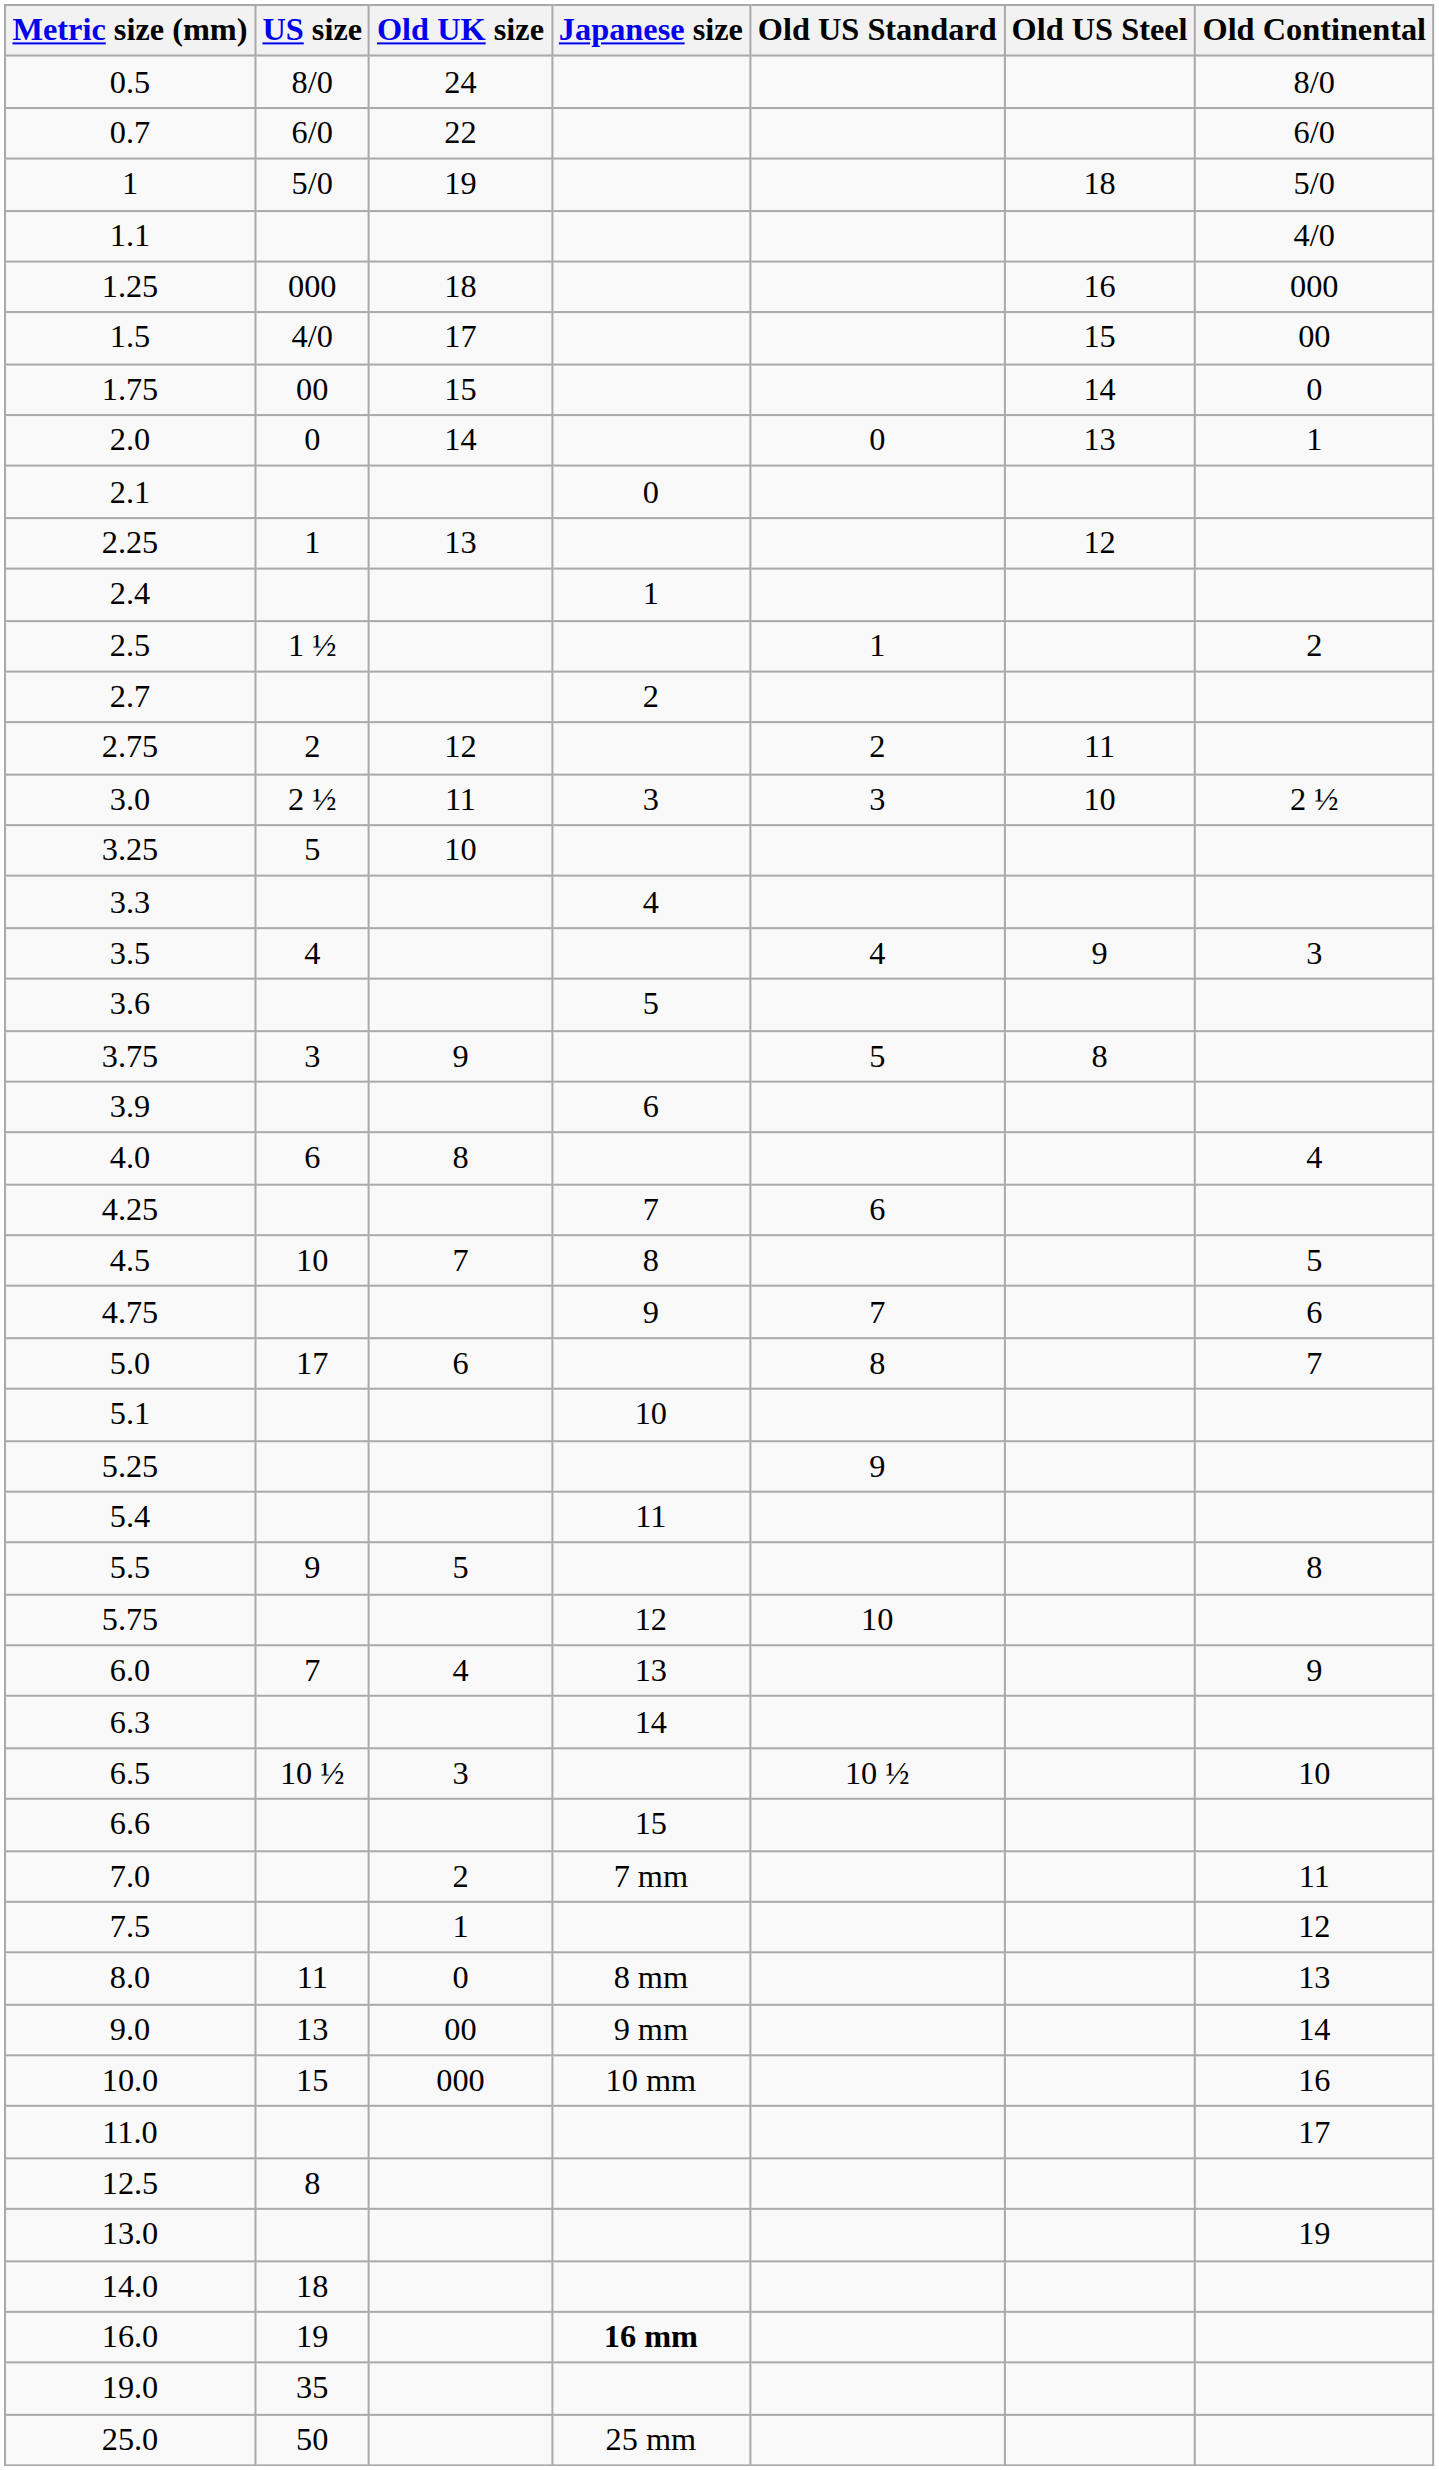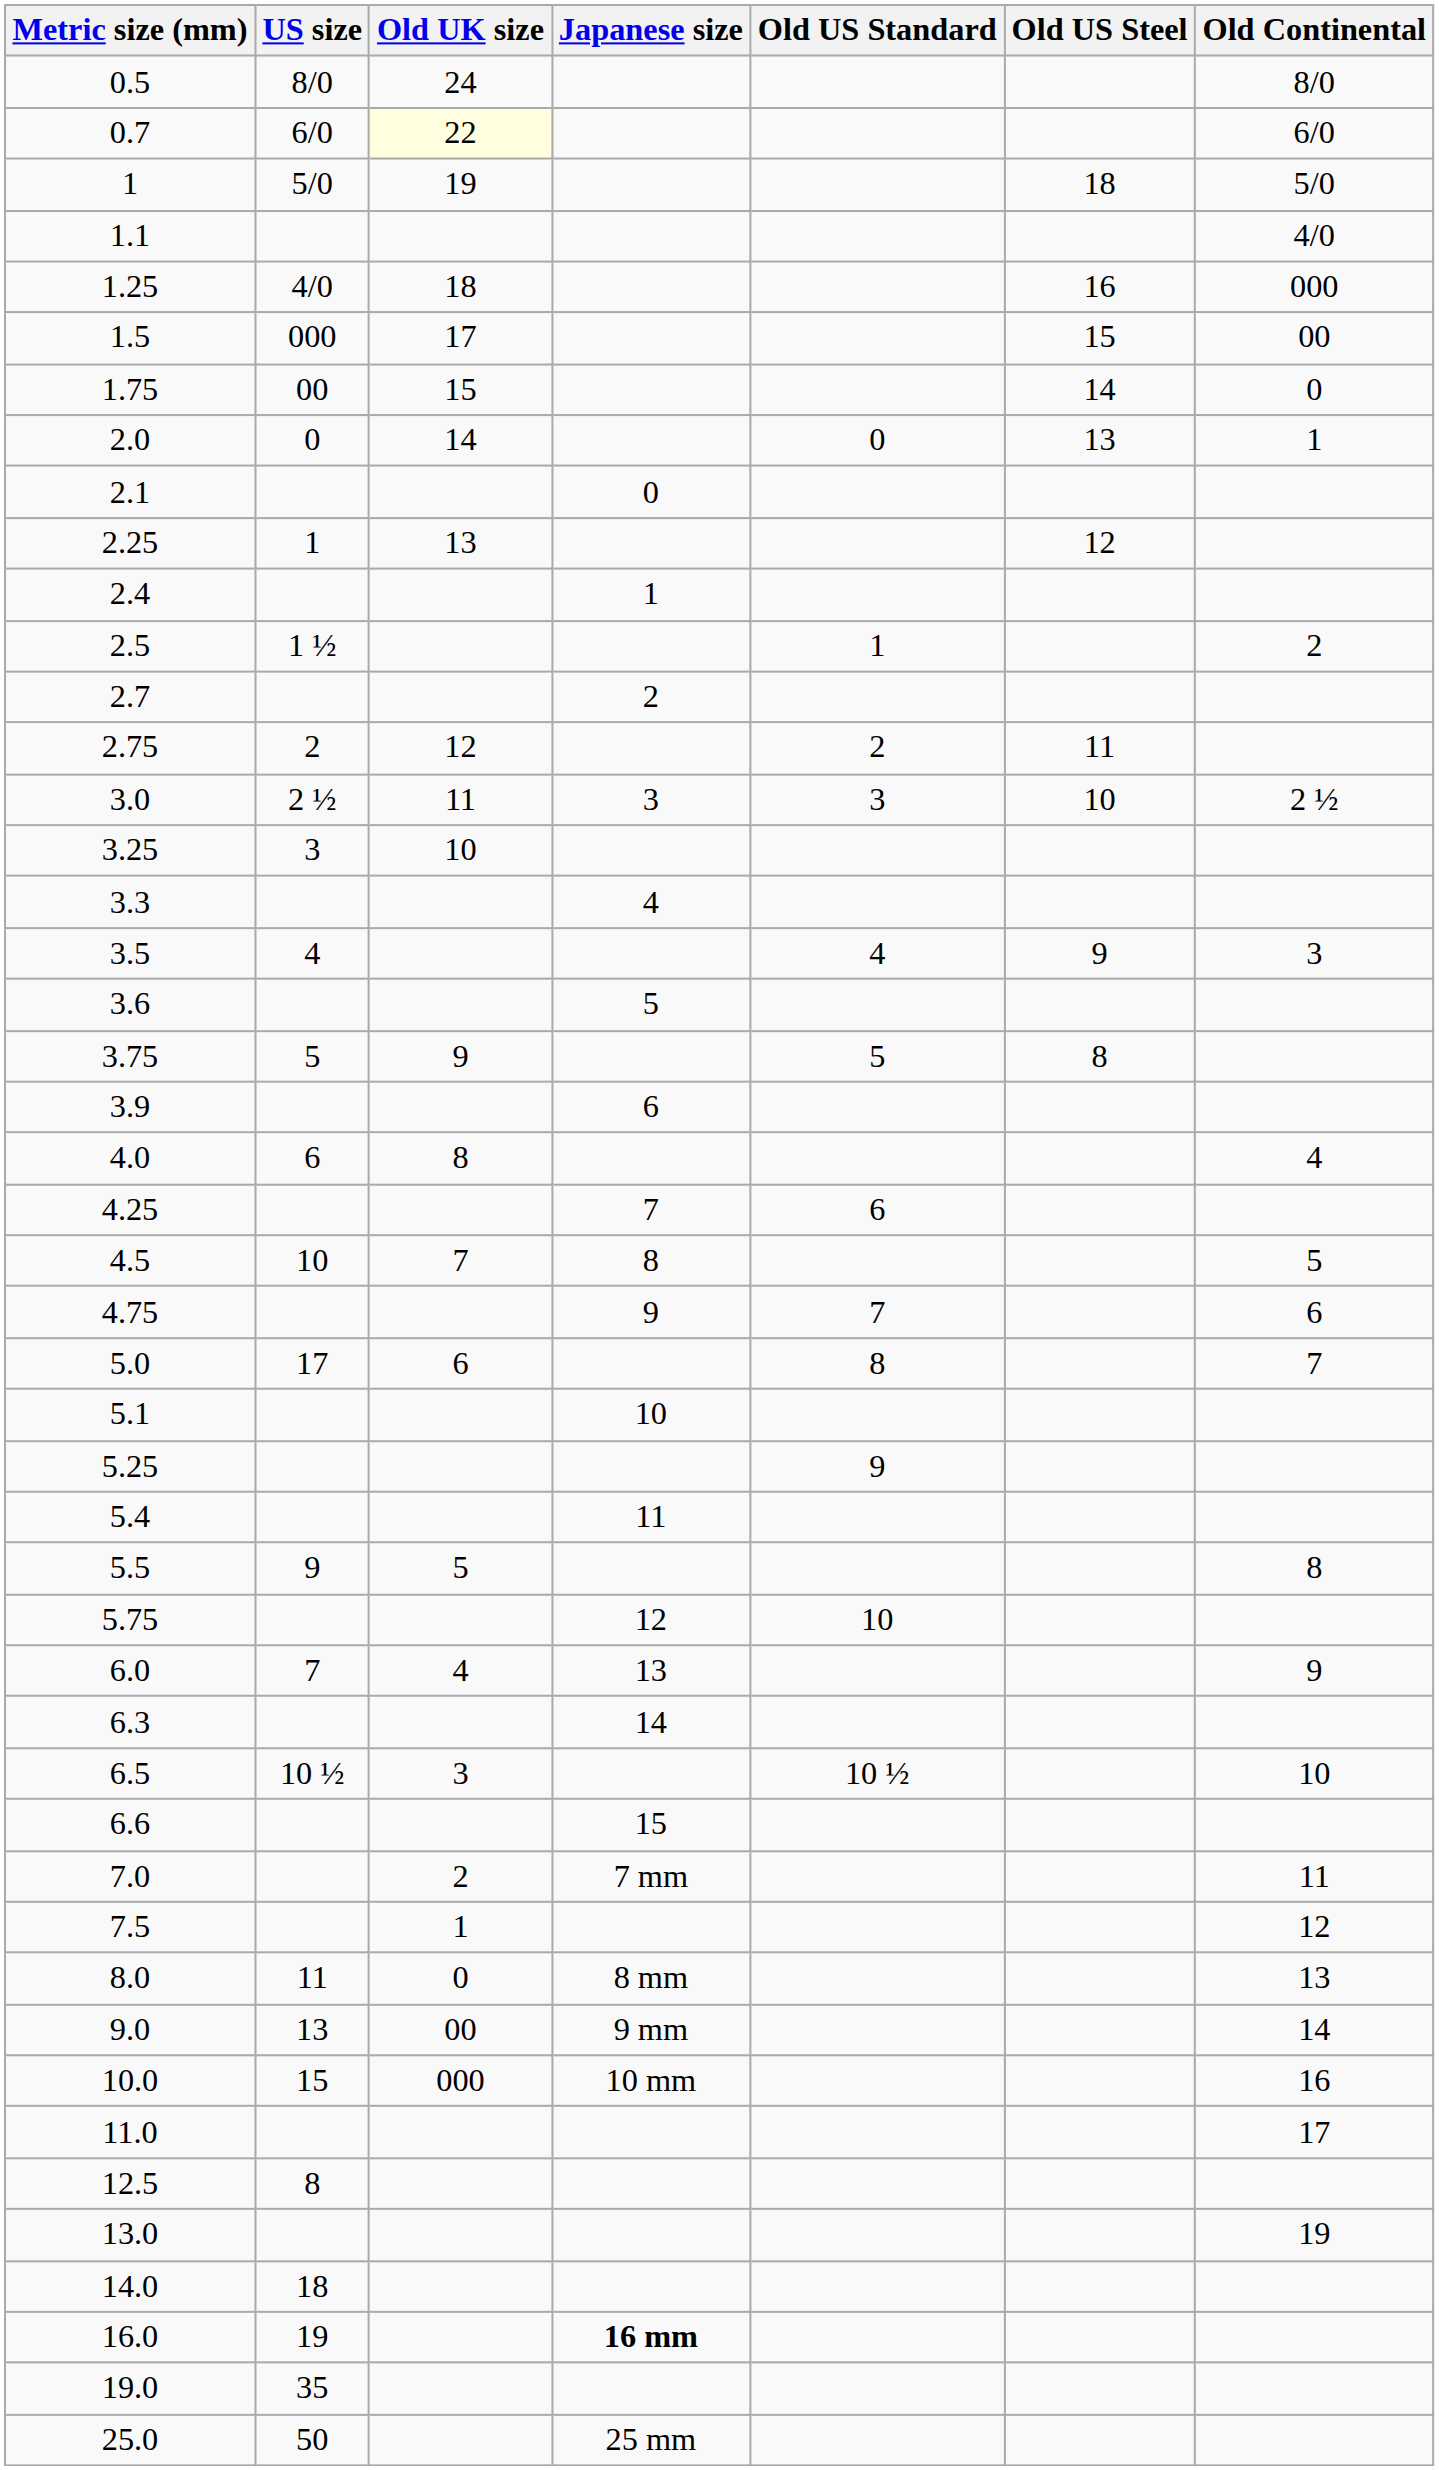(460, 132) no background -> (460, 132) lightyellow background
(312, 286) 000 -> (312, 286) 4/0
(312, 337) 4/0 -> (312, 337) 000
(312, 850) 5 -> (312, 850) 3
(312, 1055) 3 -> (312, 1055) 5
